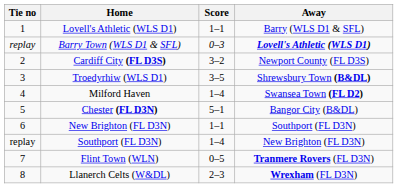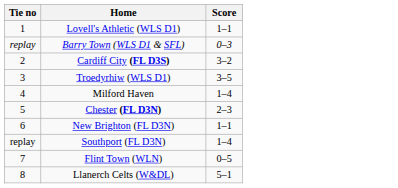- column: (314, 12)
(217, 110) 5–1 -> (224, 110) 2–3
(217, 175) 2–3 -> (224, 175) 5–1
